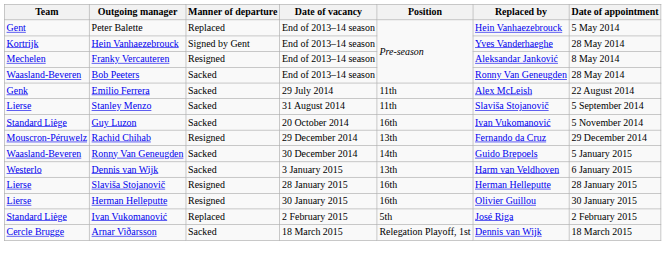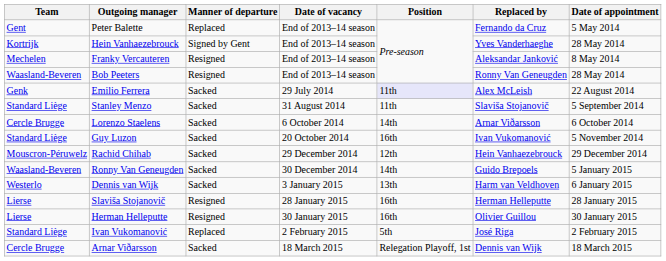(519, 28) Hein Vanhaezebrouck -> (511, 28) Fernando da Cruz
(202, 75) Sacked -> (206, 75) Resigned
(388, 91) no background -> (388, 91) lavender background
(19, 106) Lierse -> (37, 106) Standard Liège
+ row: (126, 122)
(206, 138) Resigned -> (202, 153) Sacked
(388, 138) 13th -> (388, 153) 12th
(511, 138) Fernando da Cruz -> (519, 153) Hein Vanhaezebrouck
